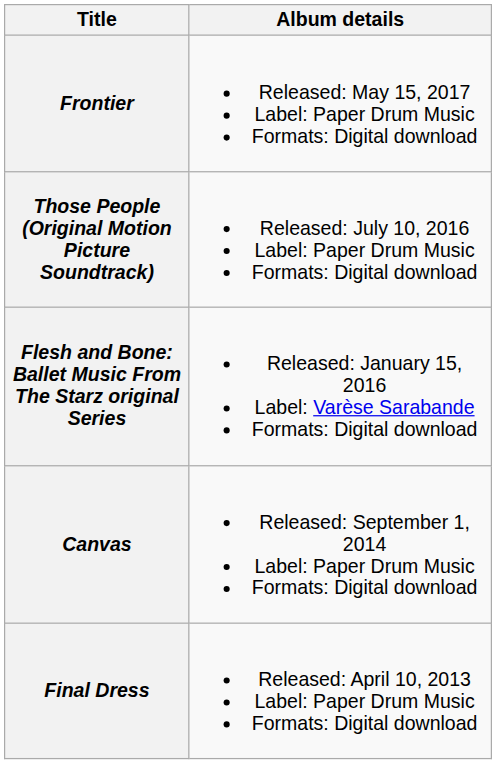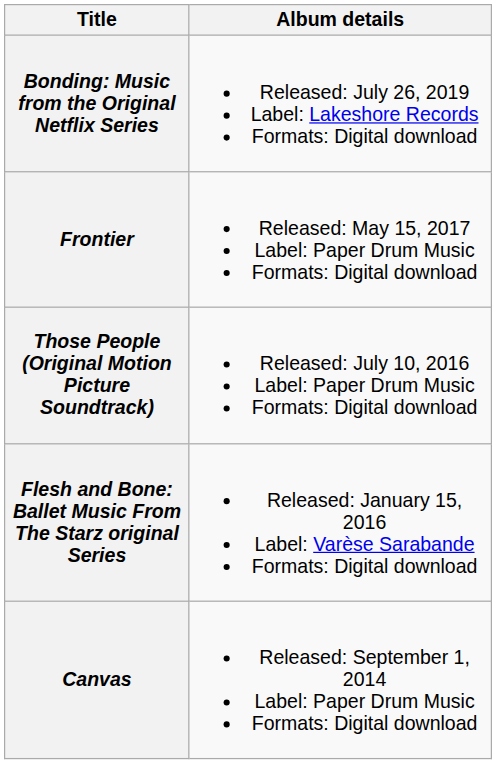+ row: (97, 103)
- row: (97, 690)
